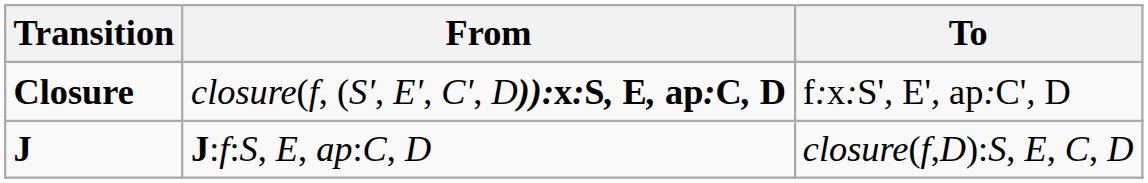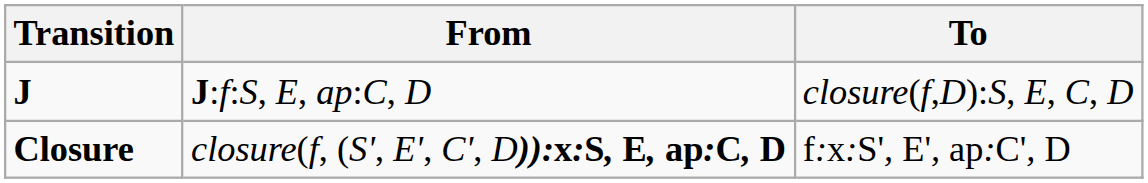rows swapped: (23, 148) <-> (74, 90)
